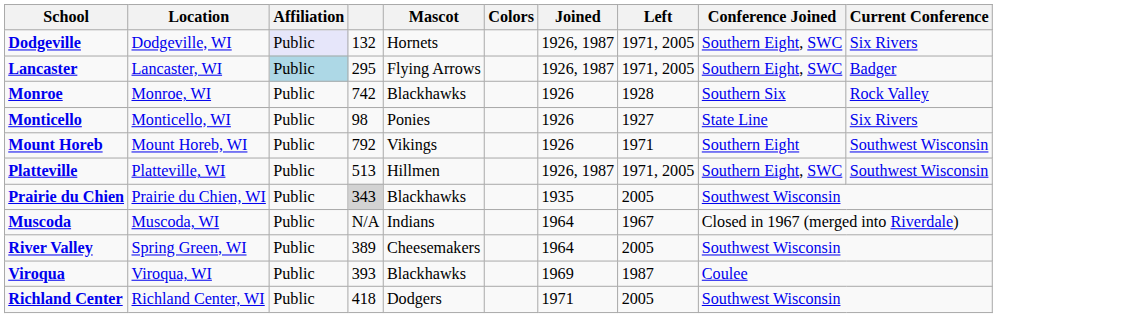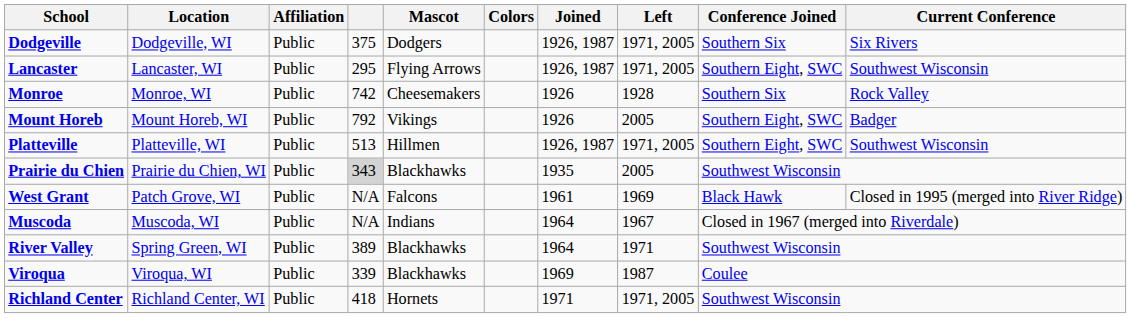(294, 42) lavender background -> (294, 42) no background
(364, 42) 132 -> (364, 42) 375
(413, 42) Hornets -> (414, 42) Dodgers
(772, 42) Southern Eight, SWC -> (744, 42) Southern Six
(294, 68) lightblue background -> (294, 68) no background
(873, 68) Badger -> (919, 68) Southwest Wisconsin
(426, 94) Blackhawks -> (434, 94) Cheesemakers
- row: (45, 119)
(638, 145) 1971 -> (638, 119) 2005
(751, 145) Southern Eight -> (772, 119) Southern Eight, SWC
(919, 145) Southwest Wisconsin -> (873, 119) Badger
+ row: (48, 196)
(434, 247) Cheesemakers -> (426, 247) Blackhawks
(638, 247) 2005 -> (638, 247) 1971
(364, 273) 393 -> (364, 273) 339
(414, 299) Dodgers -> (413, 299) Hornets
(638, 299) 2005 -> (658, 299) 1971, 2005
